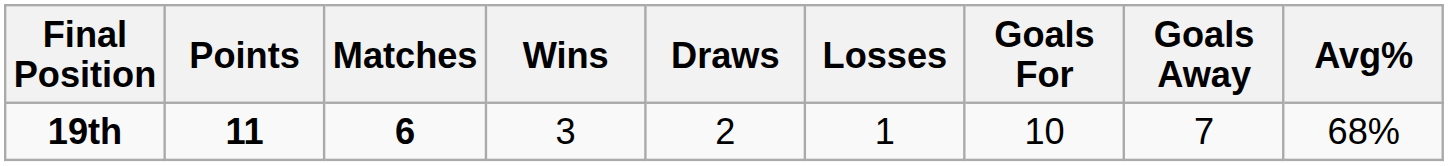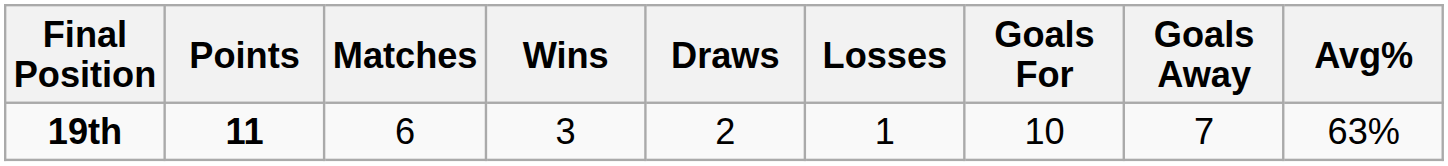(405, 132) bold -> (405, 132) normal
(1364, 132) 68% -> (1364, 132) 63%
